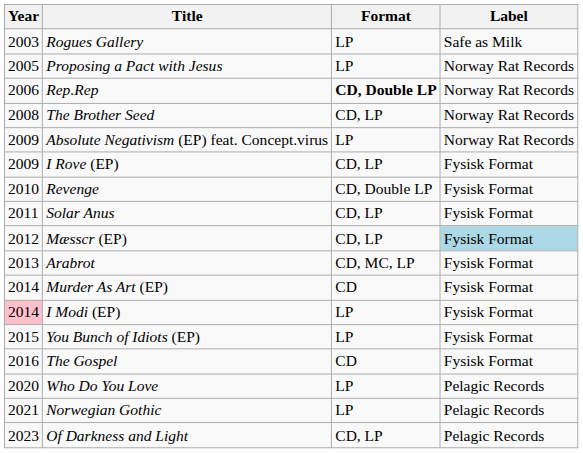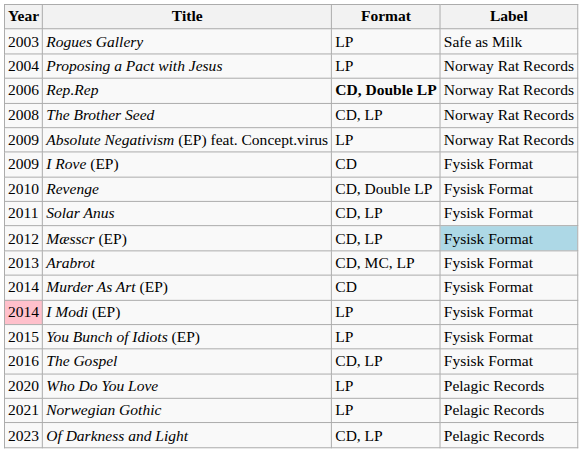(24, 66) 2005 -> (24, 66) 2004
(359, 164) CD, LP -> (346, 164) CD
(346, 361) CD -> (359, 361) CD, LP
